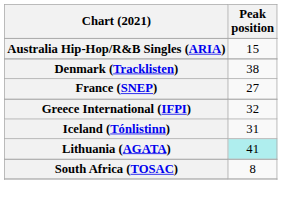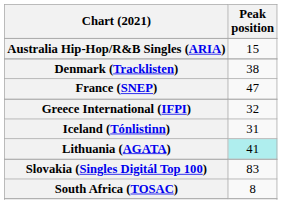(253, 88) 27 -> (253, 88) 47
+ row: (116, 169)
